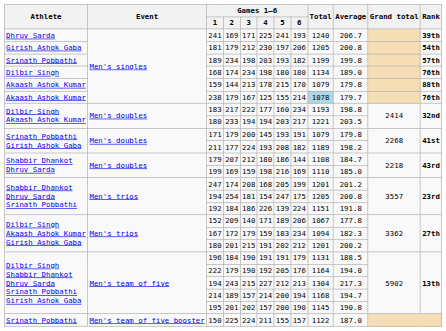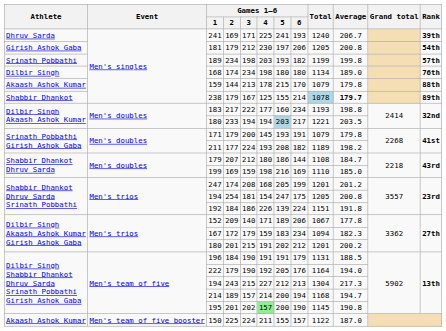(46, 97) Akaash Ashok Kumar -> (39, 97) Shabbir Dhankot
(351, 97) normal -> (351, 97) bold
(431, 97) 76th -> (431, 97) 89th
(282, 122) no background -> (282, 122) lightblue background
(266, 307) no background -> (266, 307) lightgreen background
(42, 320) Srinath Pobbathi -> (46, 320) Akaash Ashok Kumar
